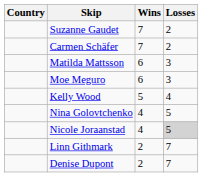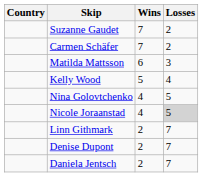- row: (77, 79)
+ row: (83, 163)
